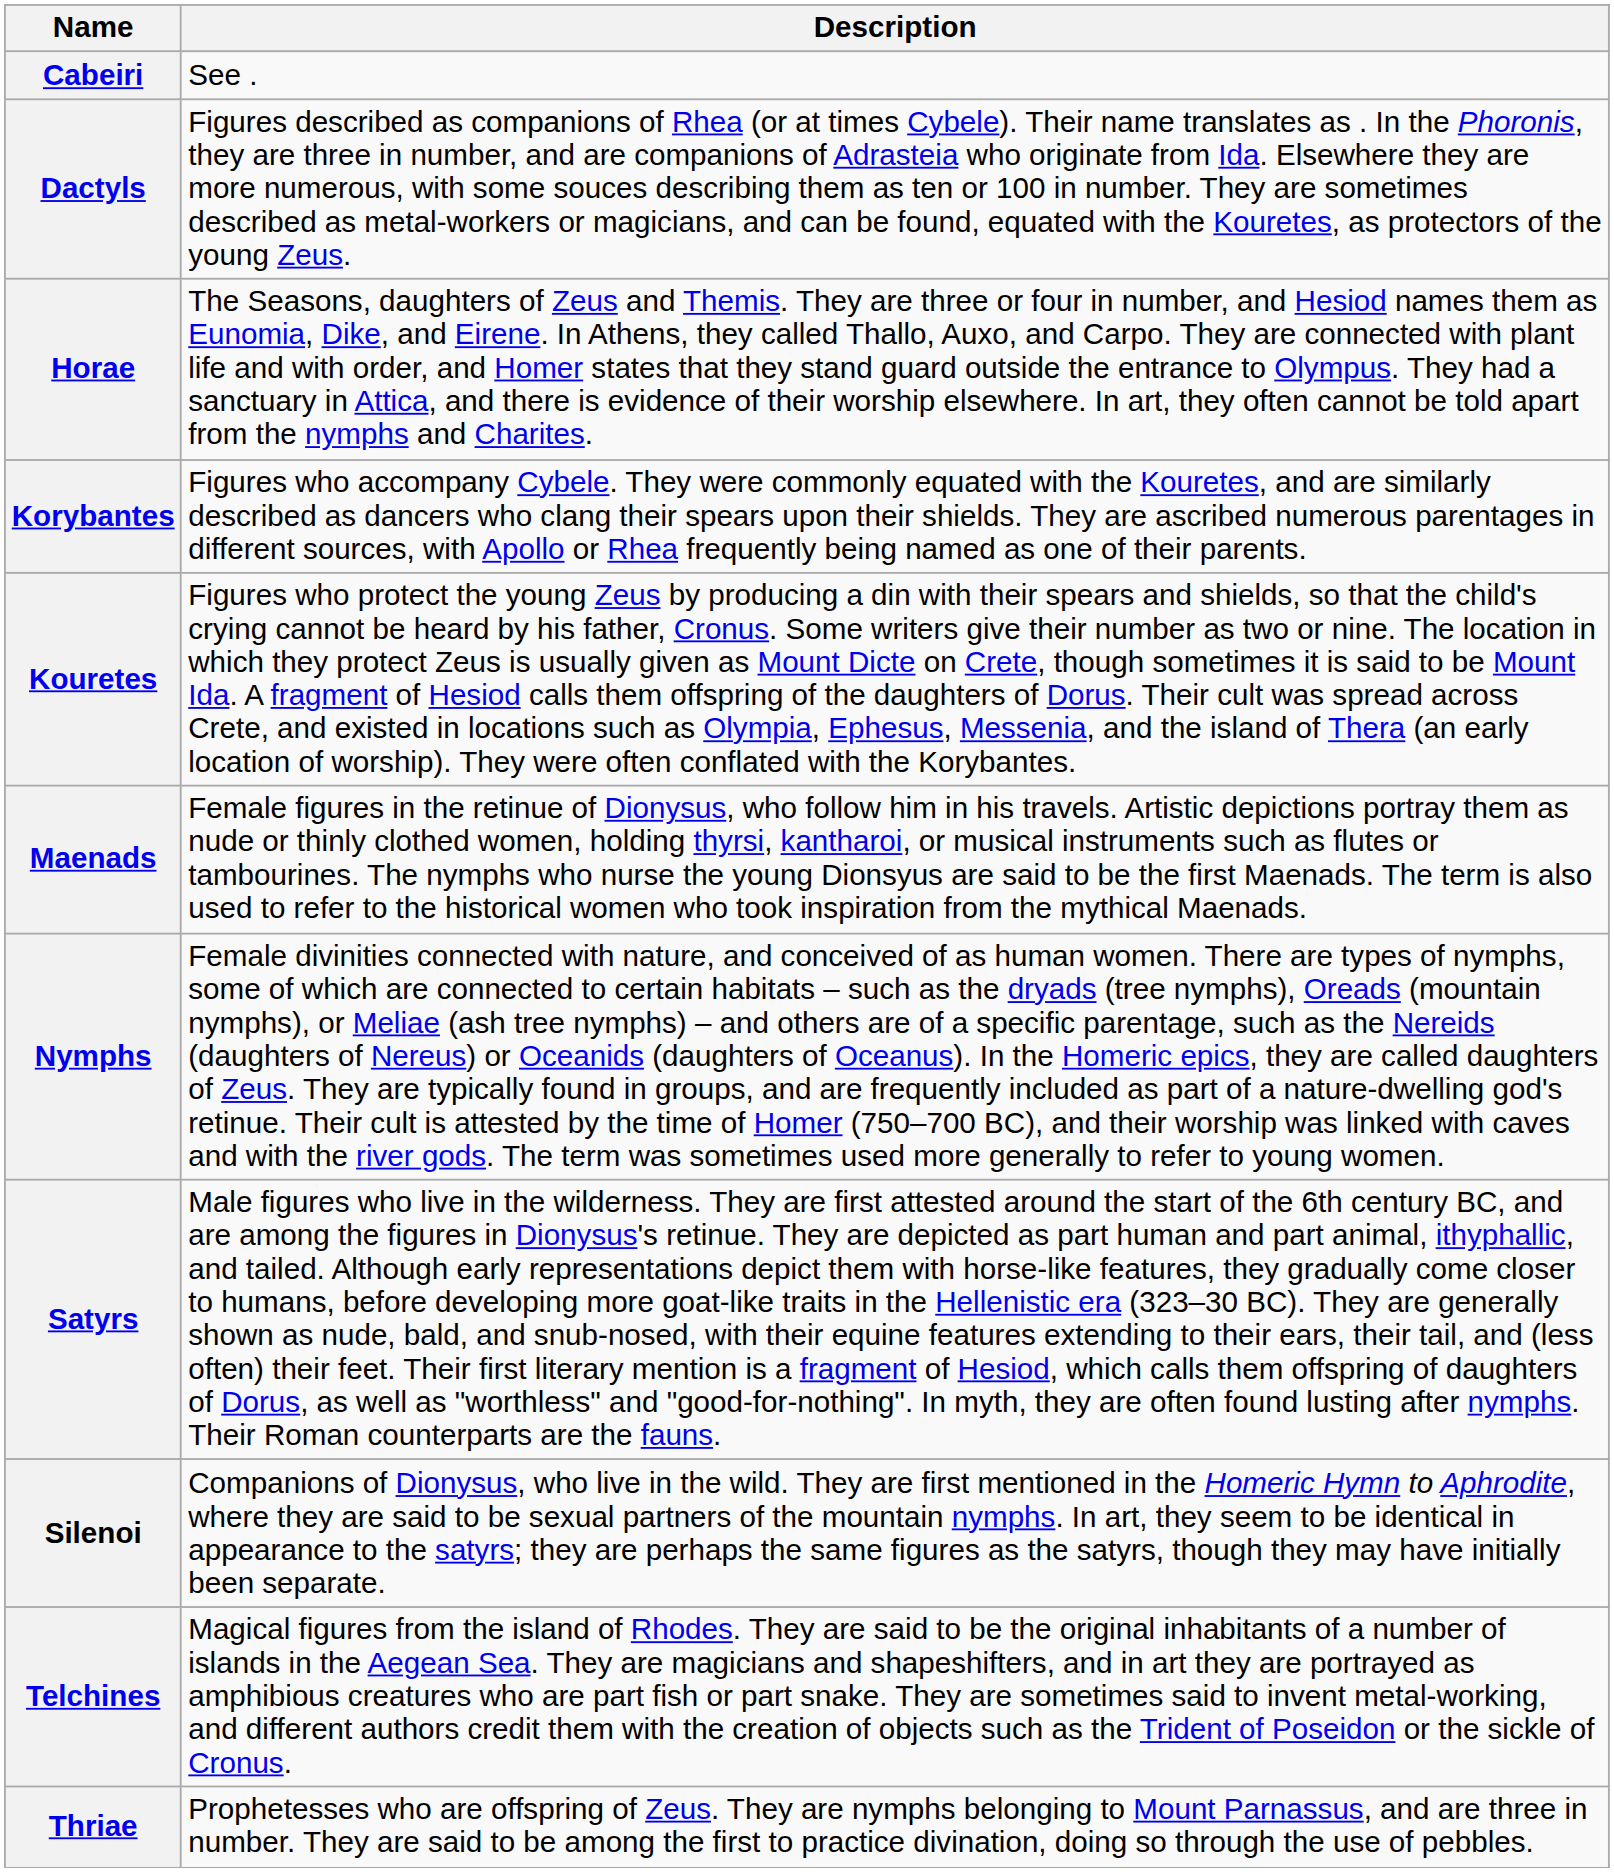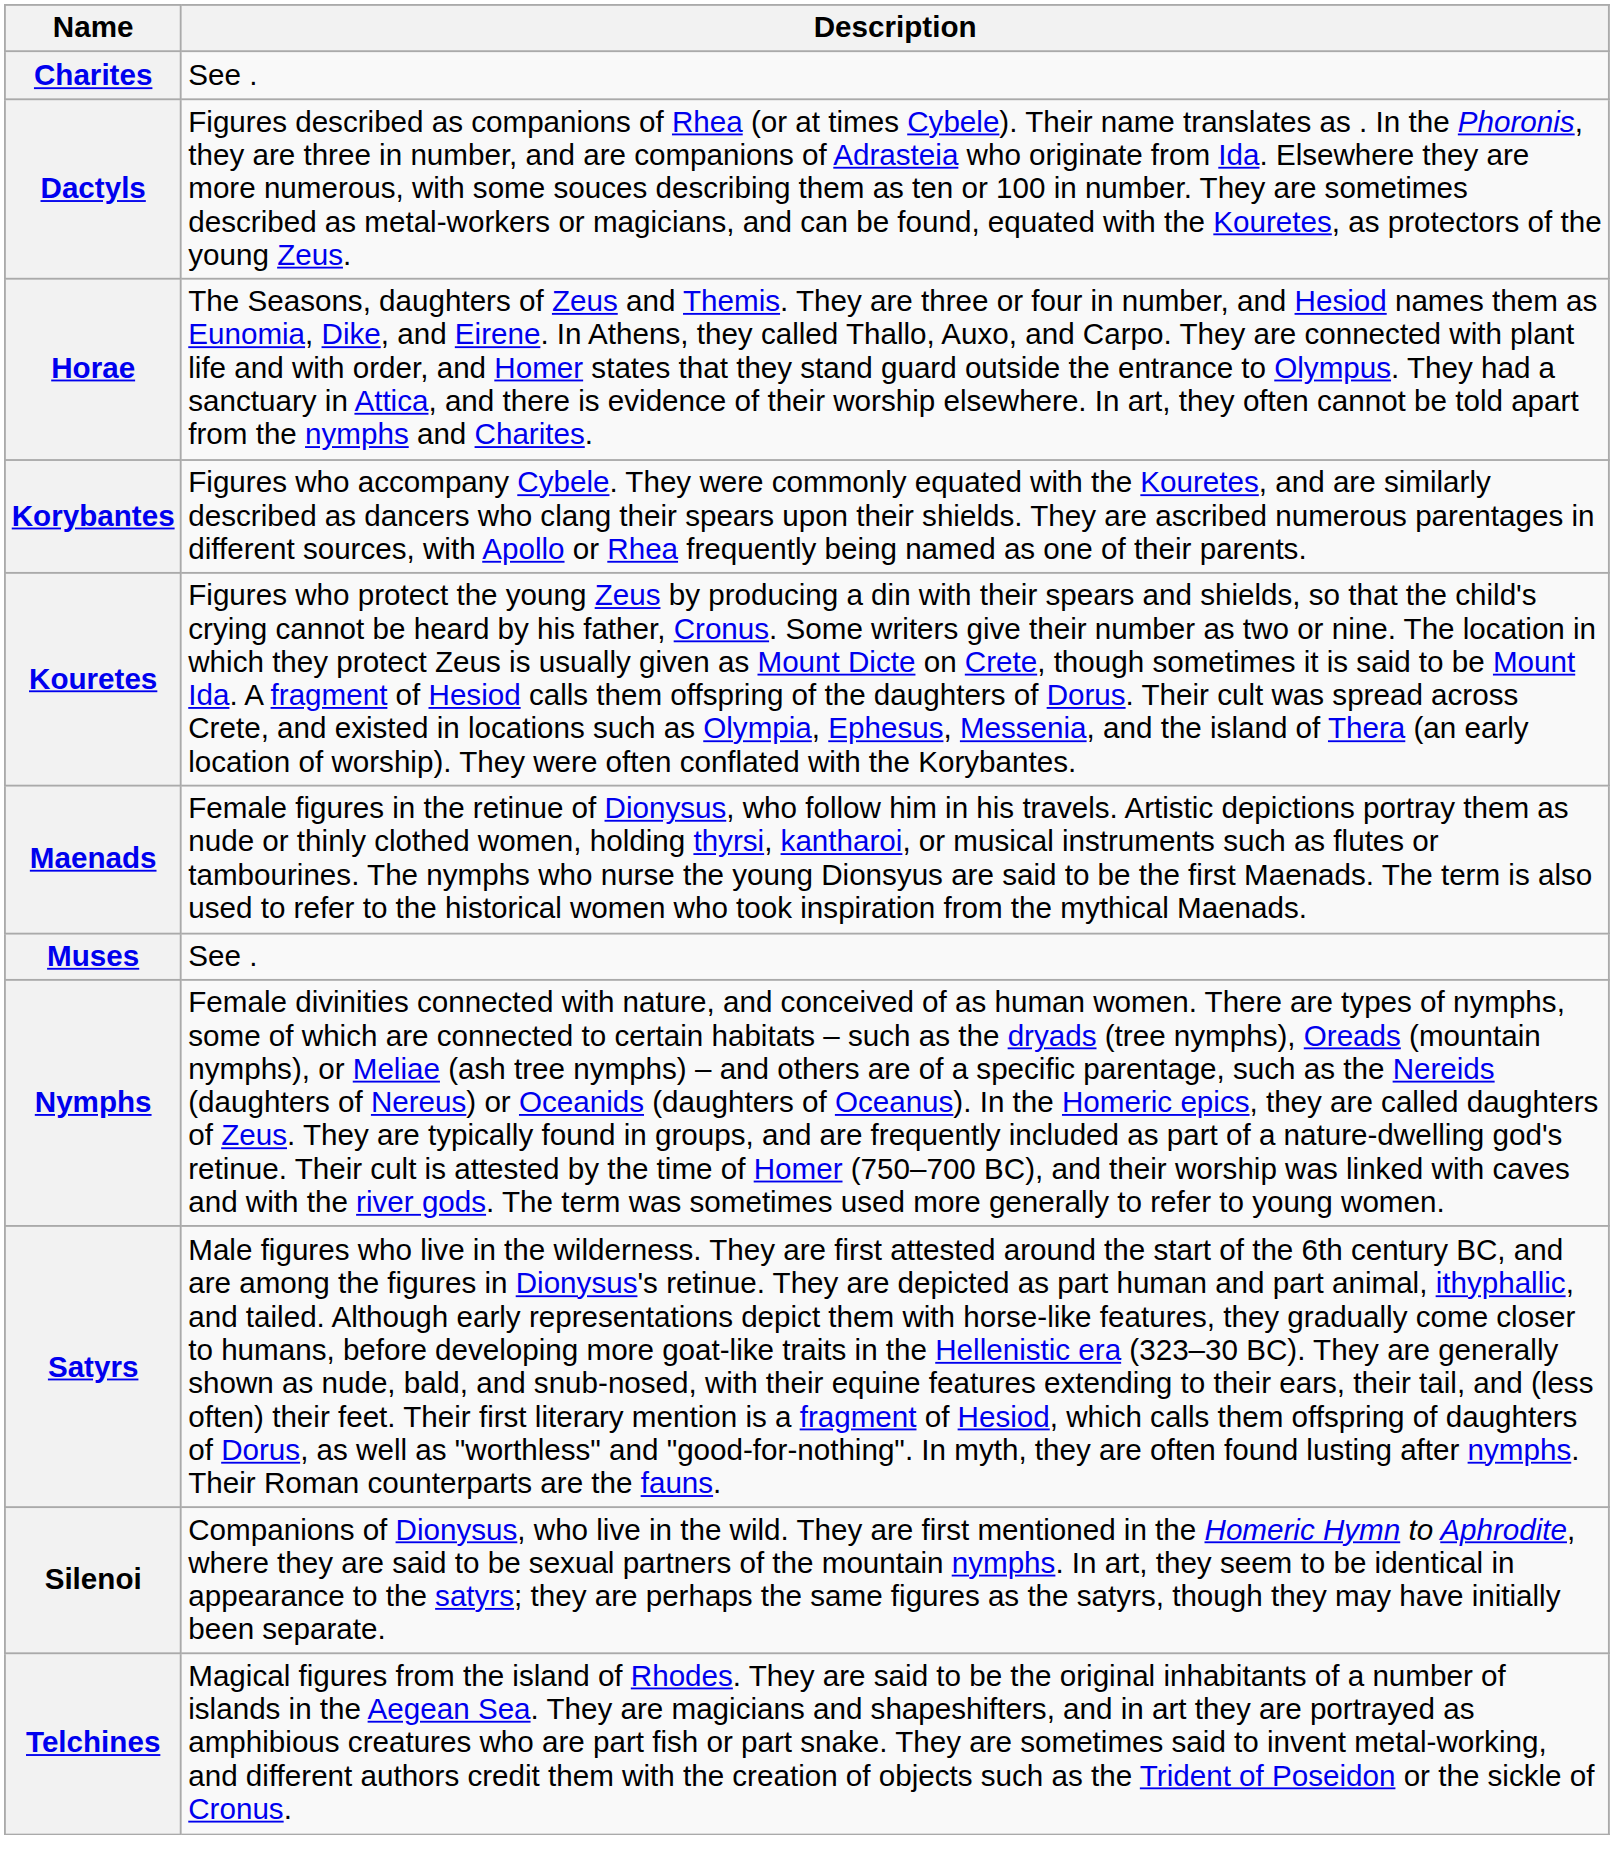- row: (93, 74)
+ row: (93, 74)
+ row: (93, 955)
- row: (93, 1826)
